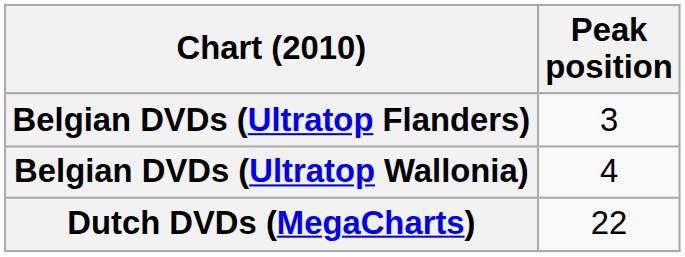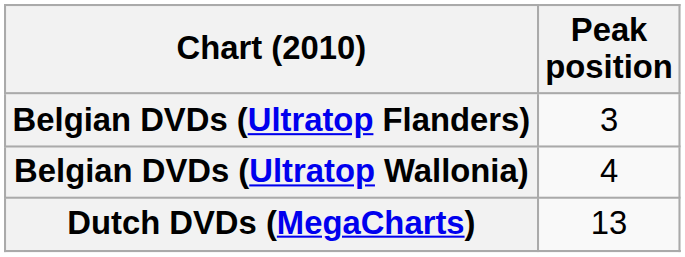(609, 223) 22 -> (609, 223) 13
